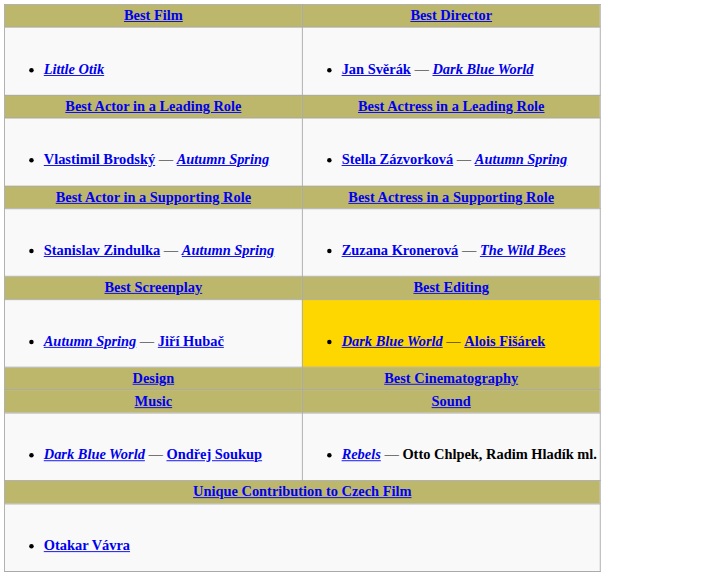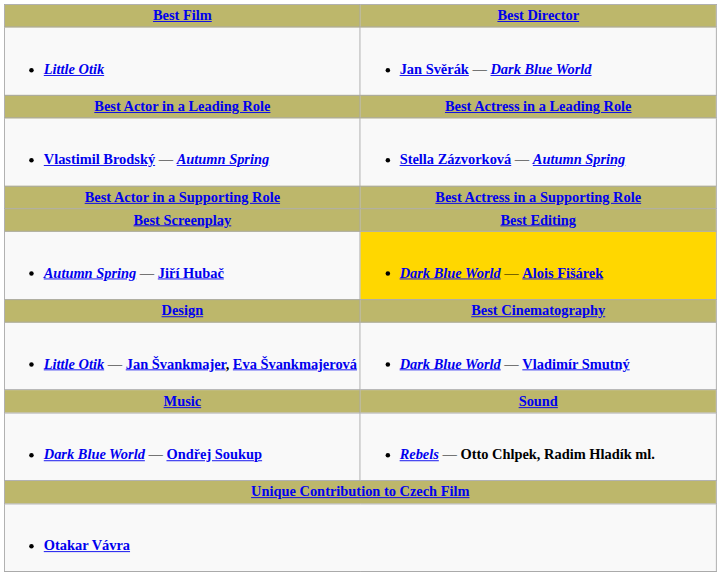- row: (153, 251)
+ row: (182, 364)
